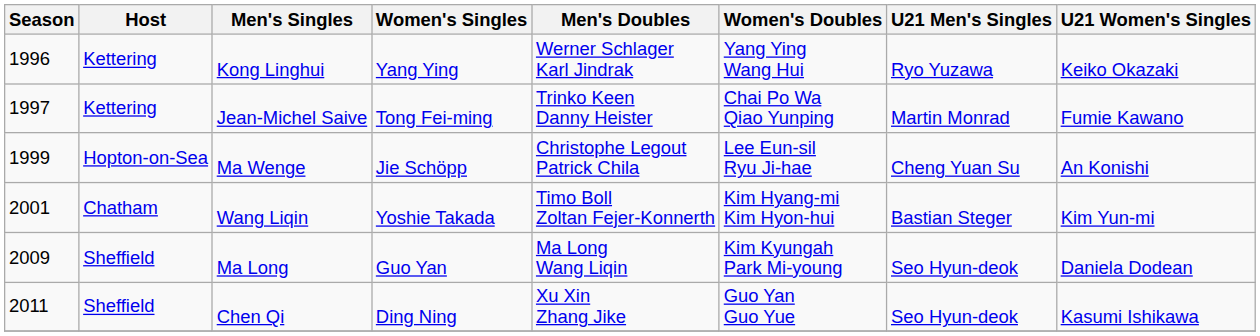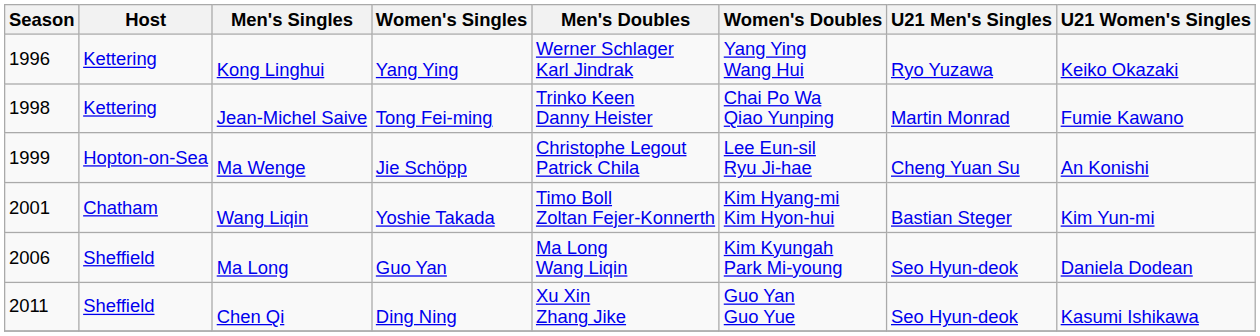(29, 109) 1997 -> (29, 109) 1998
(29, 257) 2009 -> (29, 257) 2006
